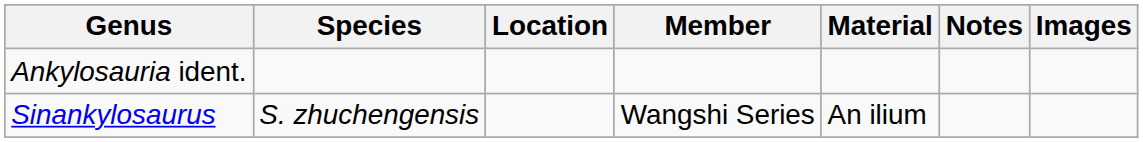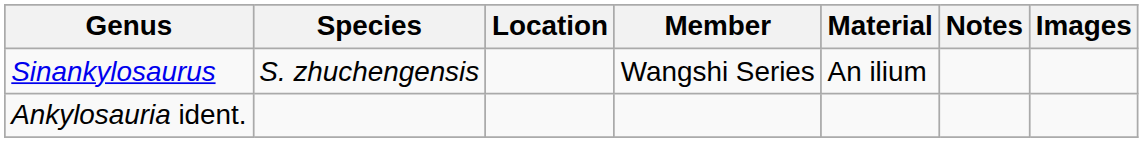rows swapped: (113, 114) <-> (129, 70)
